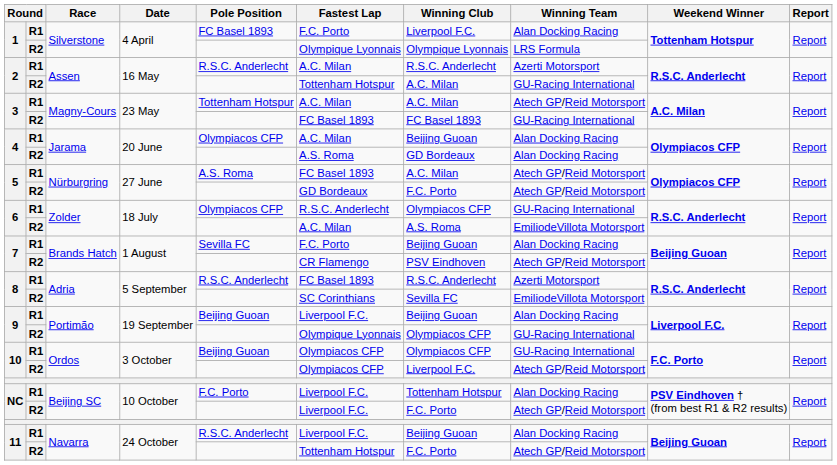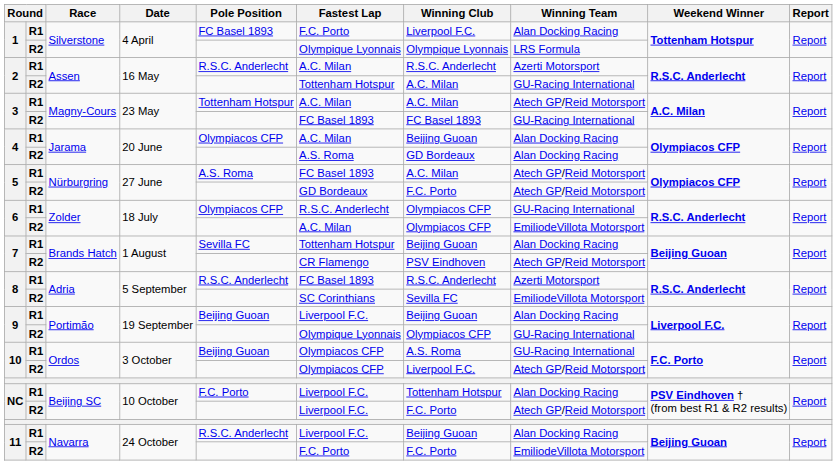(434, 226) A.S. Roma -> (449, 226) Olympiacos CFP
(324, 244) F.C. Porto -> (347, 244) Tottenham Hotspur
(449, 351) Olympiacos CFP -> (434, 351) A.S. Roma
(347, 451) Tottenham Hotspur -> (324, 451) F.C. Porto
(579, 451) Atech GP/Reid Motorsport -> (579, 451) EmiliodeVillota Motorsport
